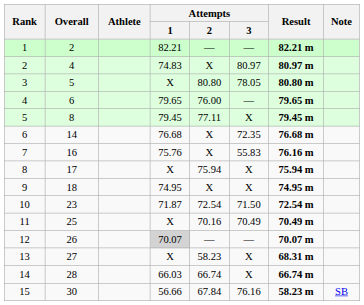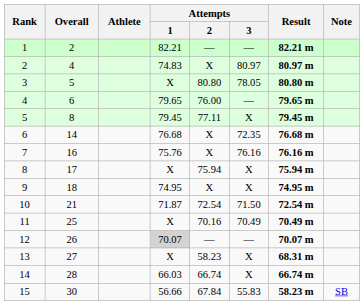(249, 152) 55.83 -> (249, 152) 76.16
(72, 204) 23 -> (72, 204) 21
(249, 291) 76.16 -> (249, 291) 55.83
